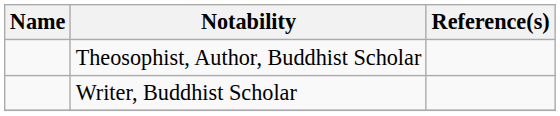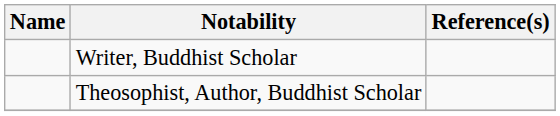rows swapped: (186, 92) <-> (248, 57)
